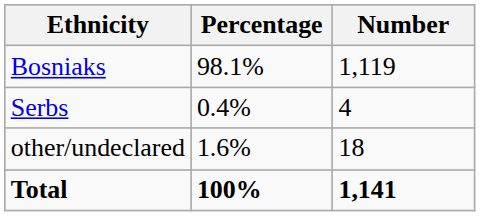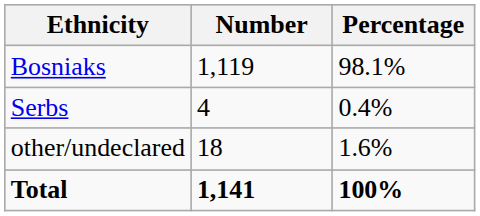columns swapped: (403, 25) <-> (262, 25)
